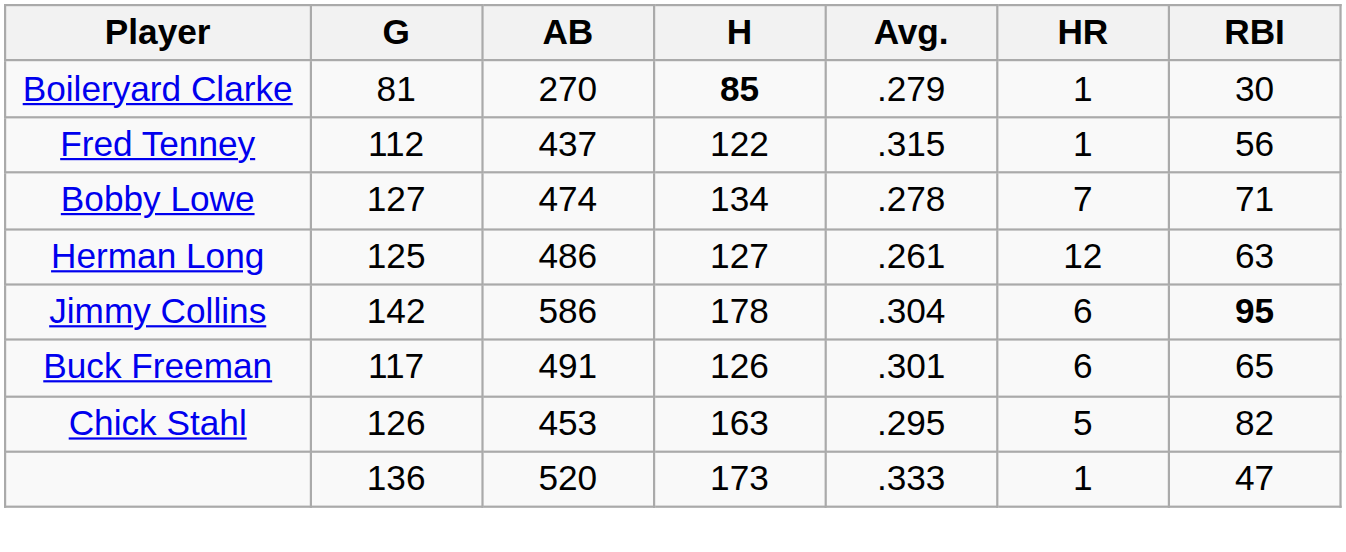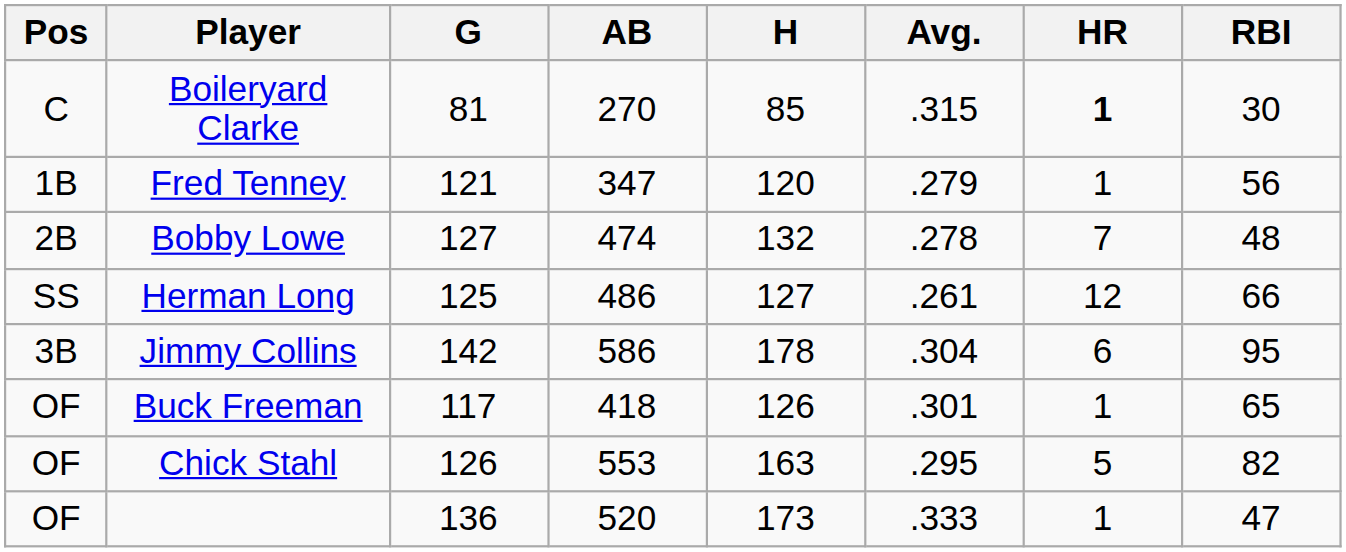+ column: (56, 32)
(739, 88) bold -> (785, 108) normal
(911, 88) .279 -> (944, 108) .315
(1083, 88) normal -> (1102, 108) bold
(396, 144) 112 -> (468, 183) 121
(568, 144) 437 -> (627, 183) 347
(739, 144) 122 -> (785, 183) 120
(911, 144) .315 -> (944, 183) .279
(739, 199) 134 -> (785, 239) 132
(1255, 199) 71 -> (1261, 239) 48
(1255, 255) 63 -> (1261, 295) 66
(1255, 311) bold -> (1261, 351) normal
(568, 367) 491 -> (627, 406) 418
(1083, 367) 6 -> (1102, 406) 1
(568, 423) 453 -> (627, 462) 553
